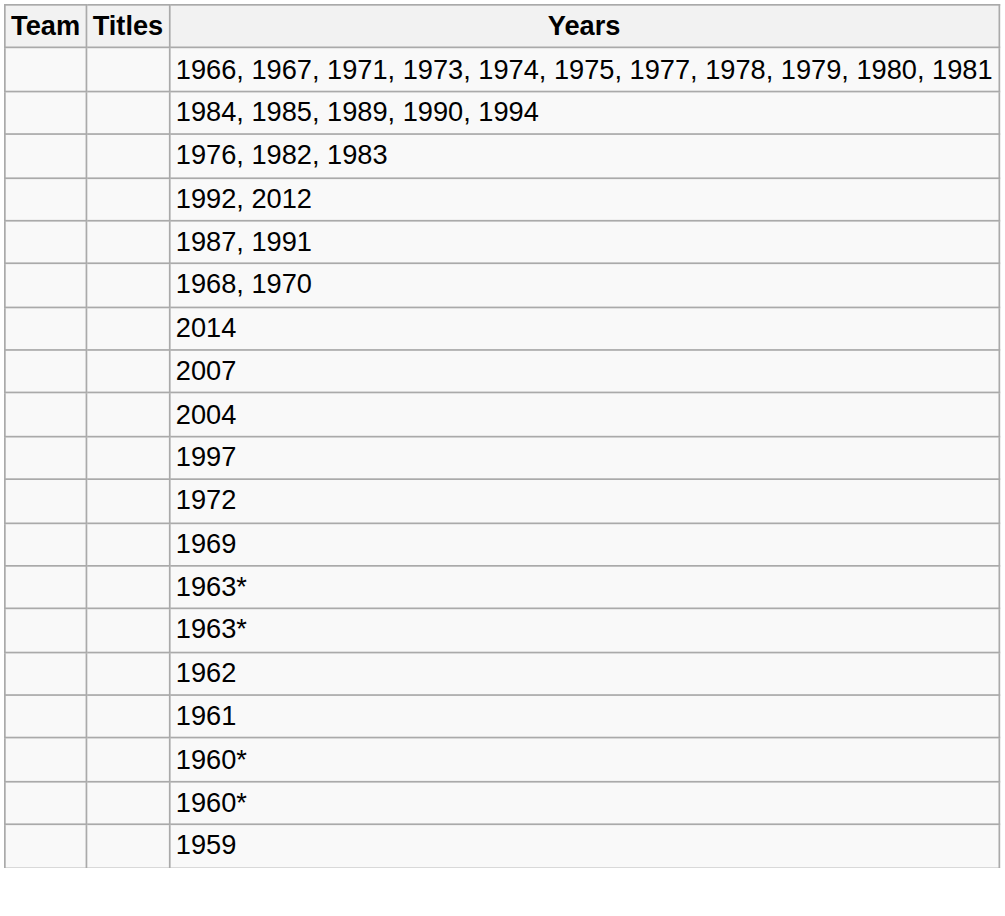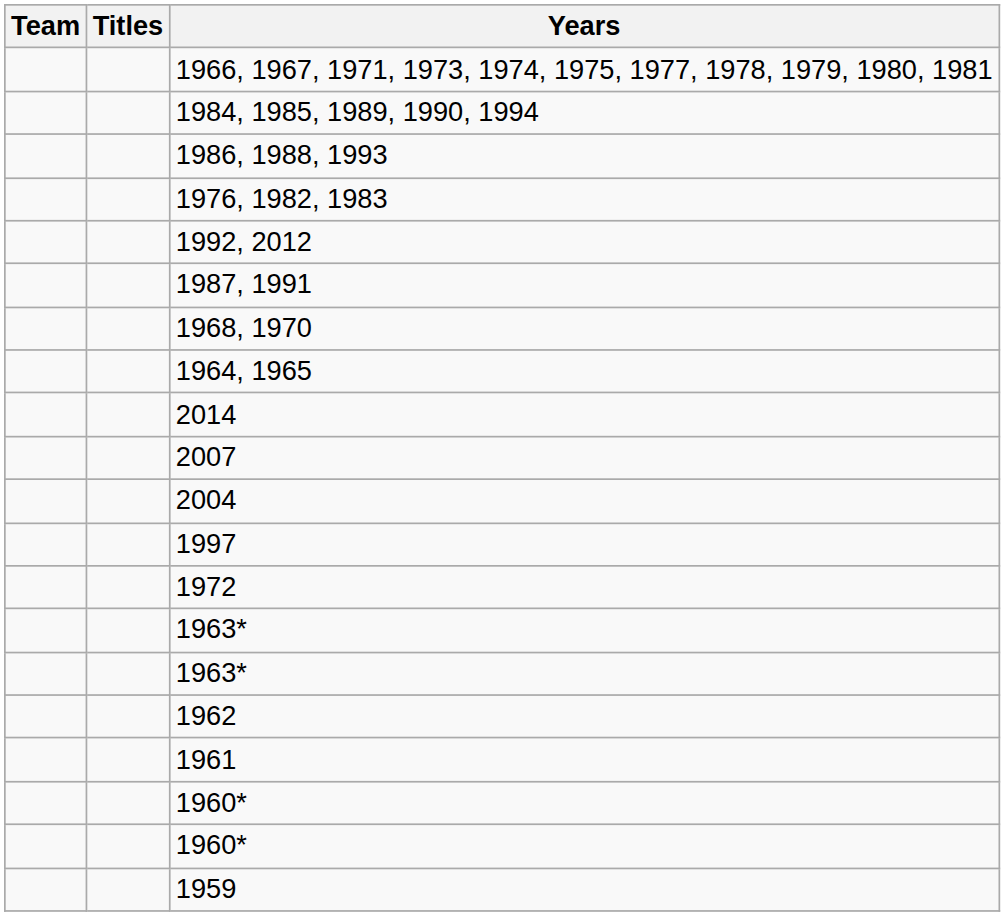+ row: (46, 156)
+ row: (46, 372)
- row: (46, 544)
